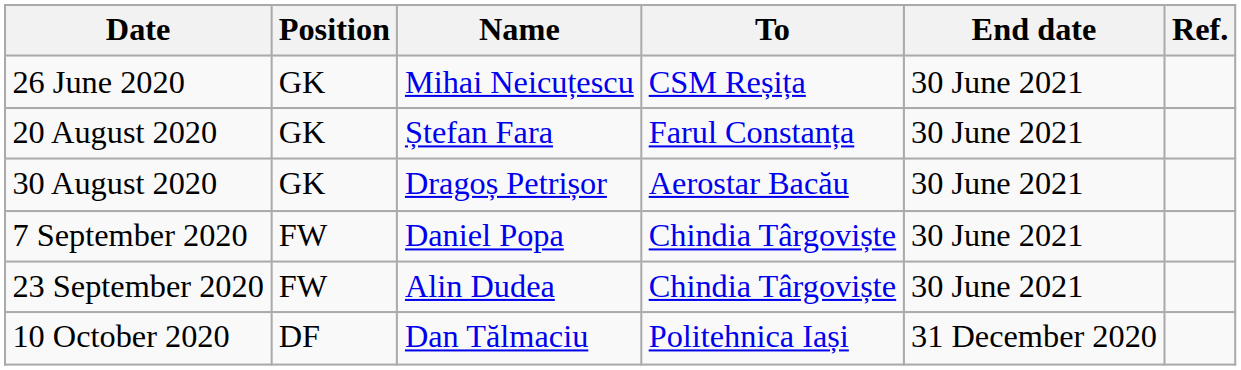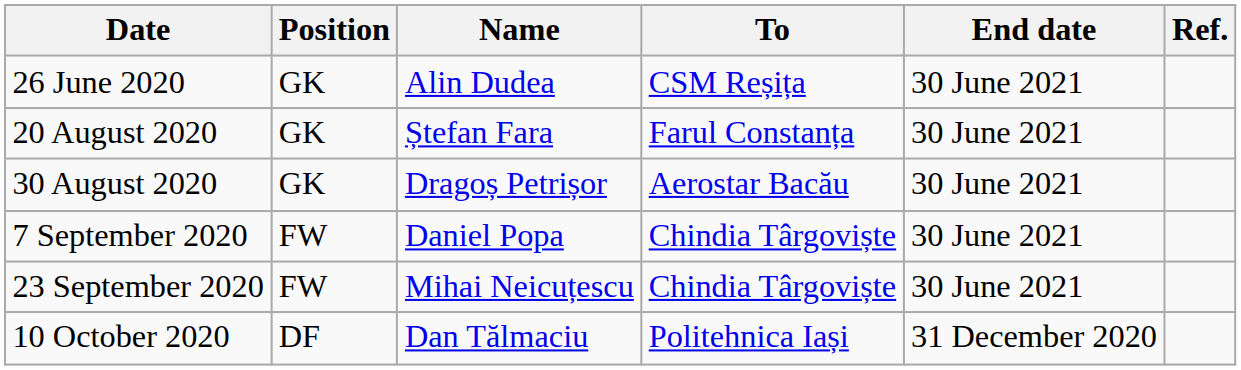(519, 81) Mihai Neicuțescu -> (480, 81) Alin Dudea
(480, 286) Alin Dudea -> (519, 286) Mihai Neicuțescu
